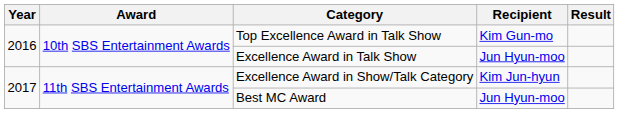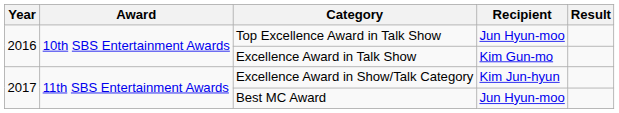(516, 35) Kim Gun-mo -> (522, 35) Jun Hyun-moo
(522, 56) Jun Hyun-moo -> (516, 56) Kim Gun-mo
